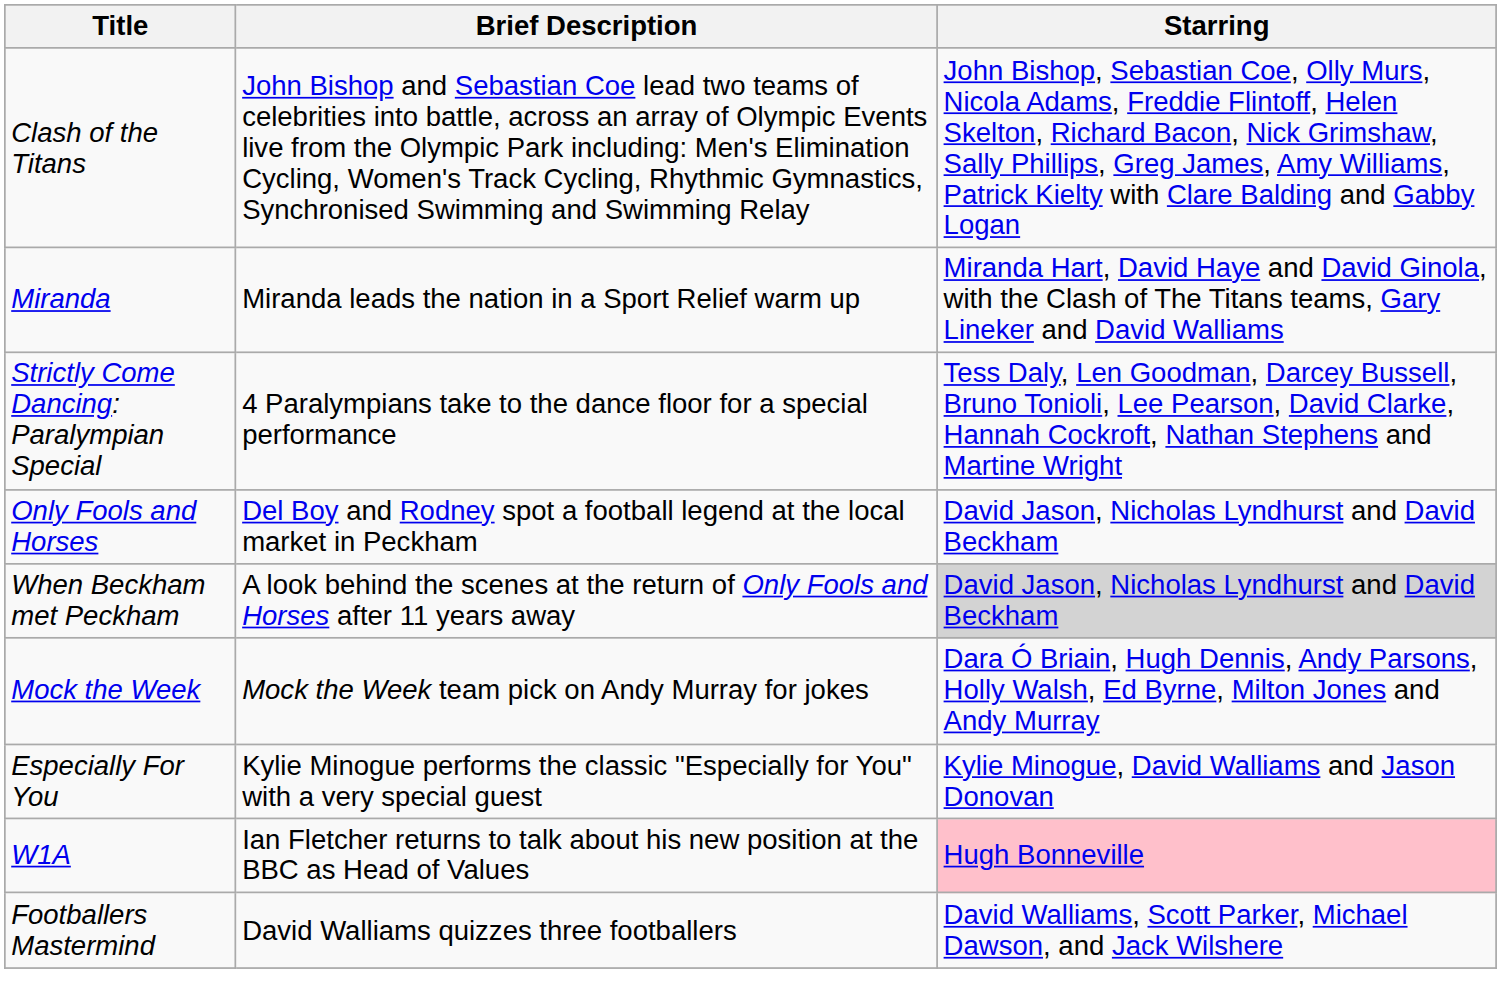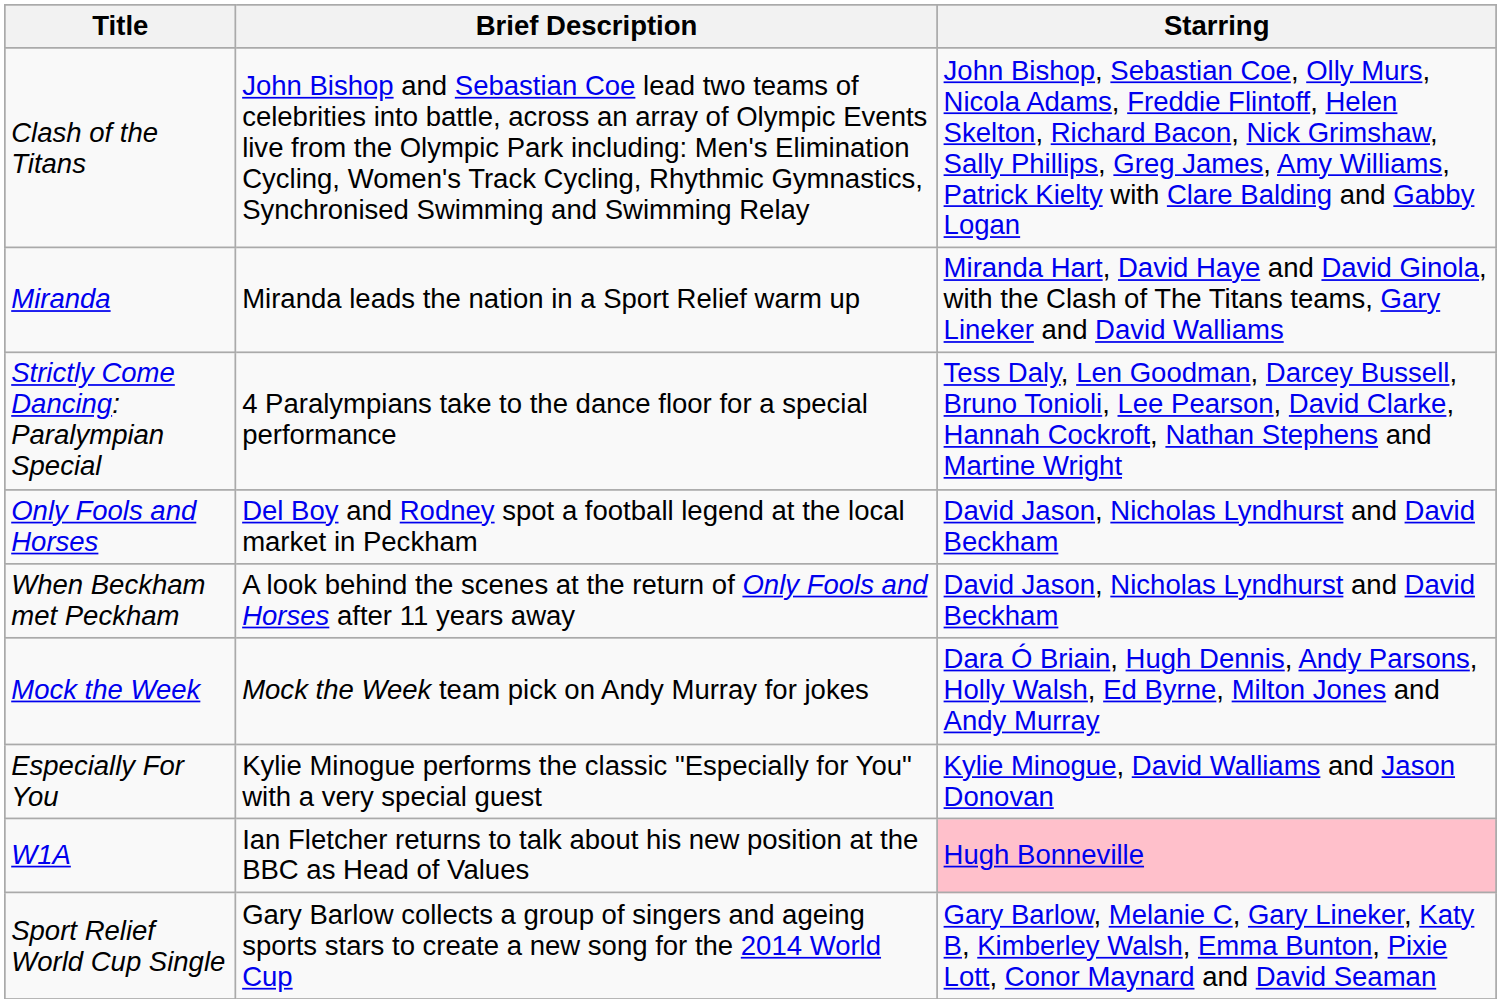(1209, 600) lightgrey background -> (1209, 600) no background
+ row: (118, 945)
- row: (83, 929)
